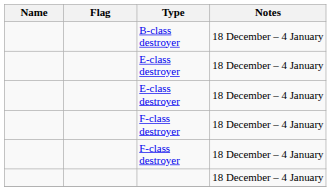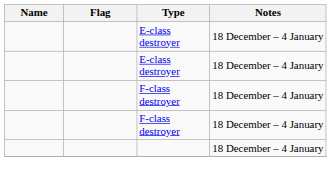- row: (34, 36)
